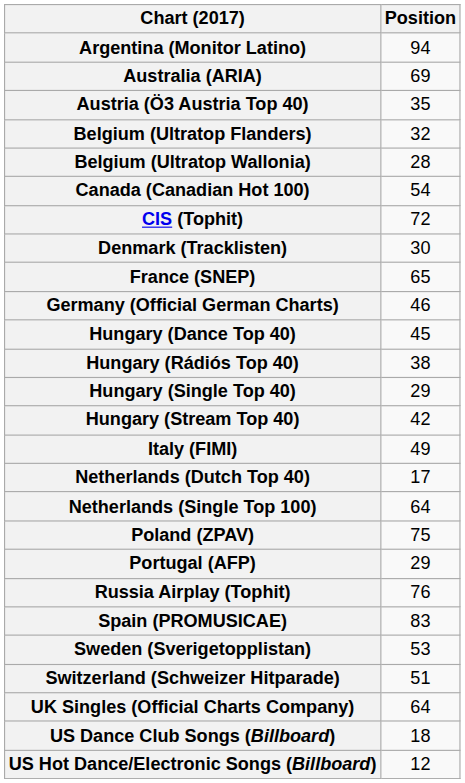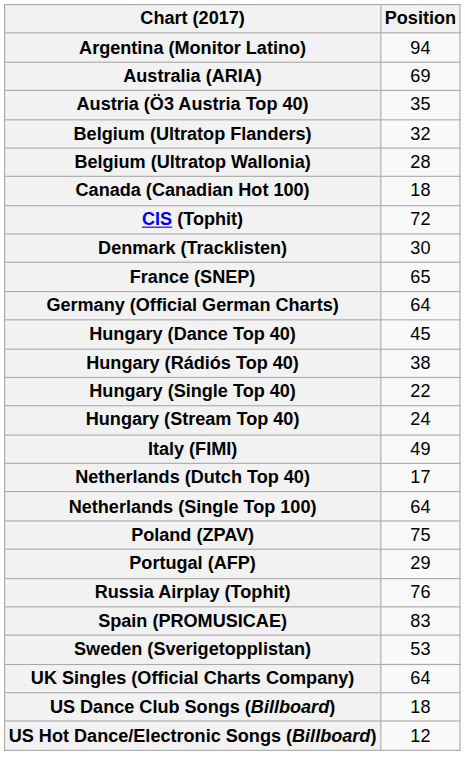(420, 190) 54 -> (420, 190) 18
(420, 305) 46 -> (420, 305) 64
(420, 391) 29 -> (420, 391) 22
(420, 420) 42 -> (420, 420) 24
- row: (193, 678)
